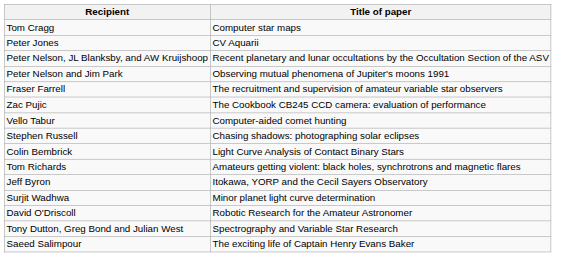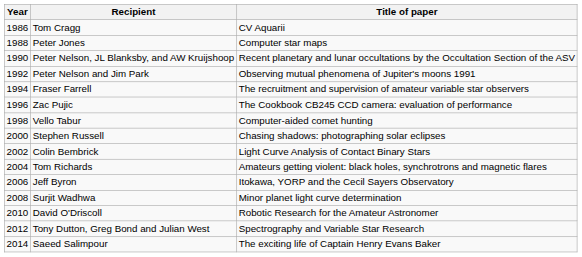+ column: (17, 12)
(257, 27) Computer star maps -> (262, 27) CV Aquarii
(236, 43) CV Aquarii -> (283, 43) Computer star maps
